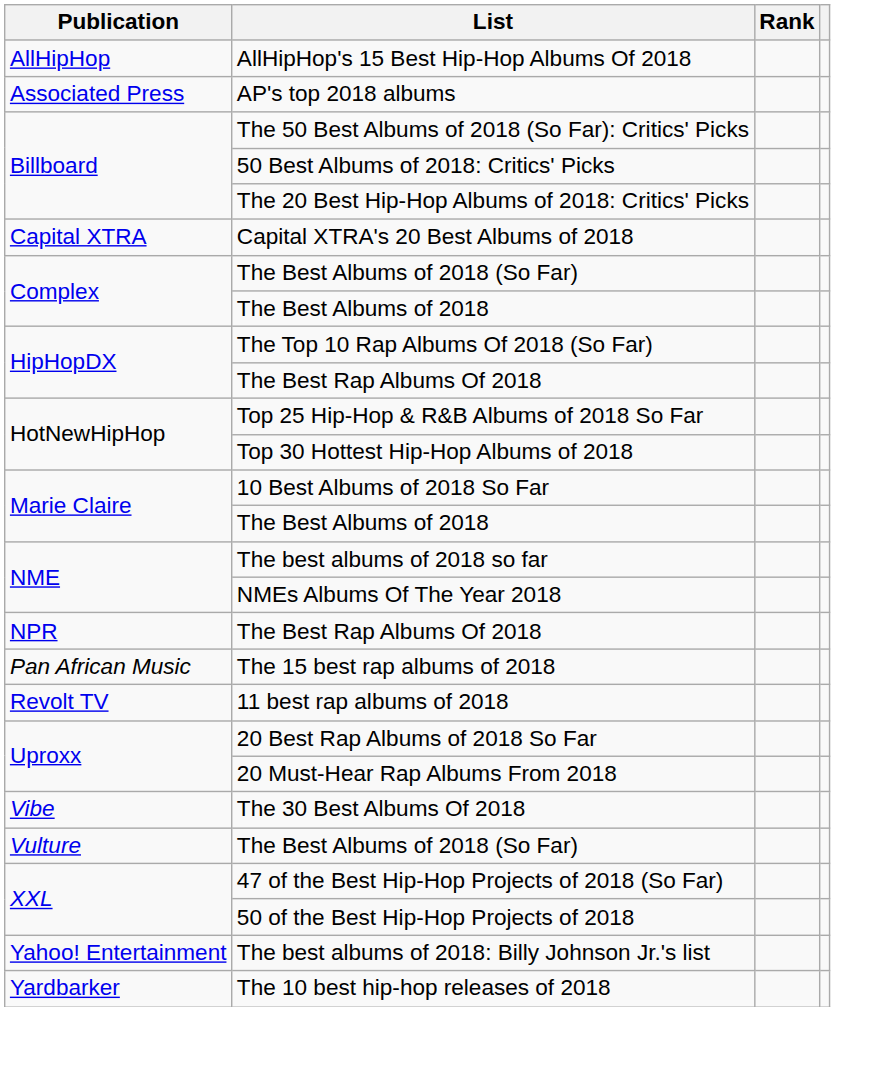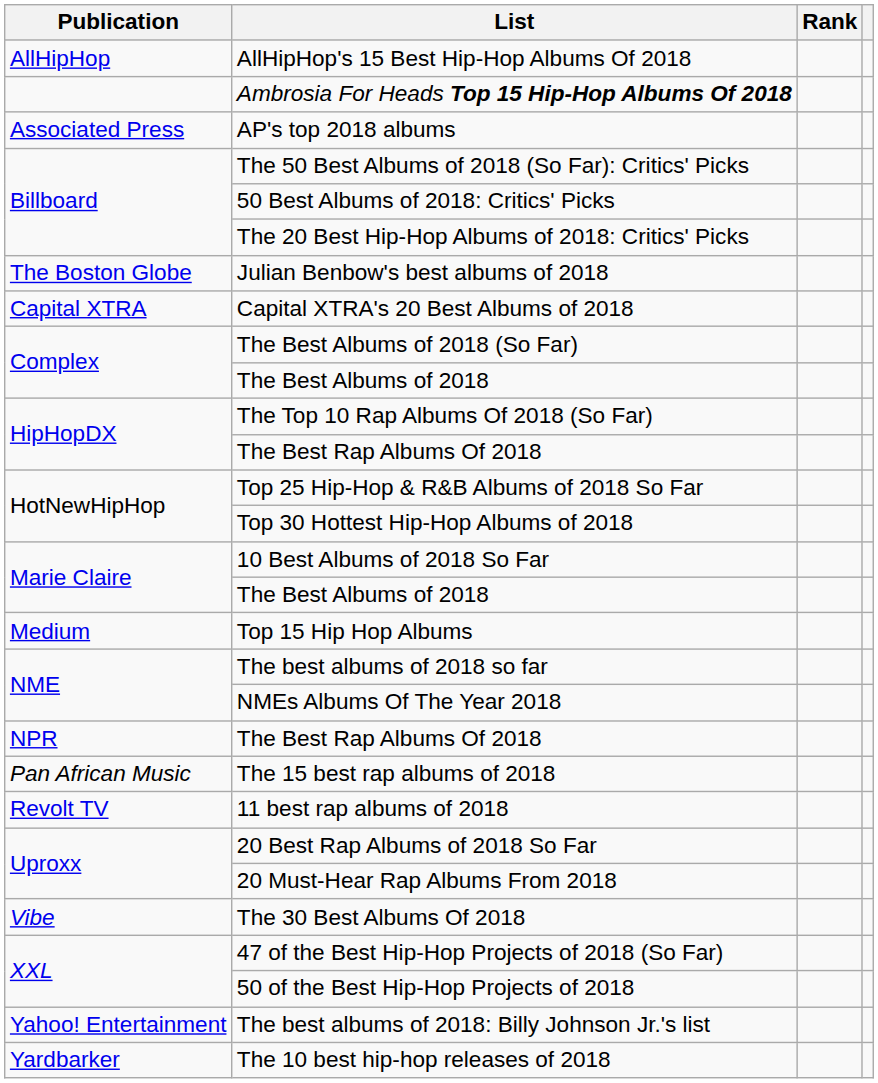+ row: (118, 94)
+ row: (101, 272)
+ row: (50, 630)
- row: (45, 845)
